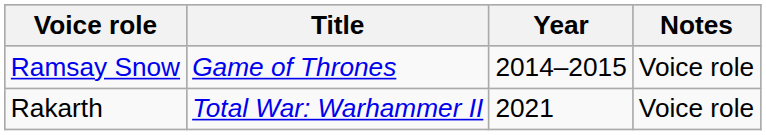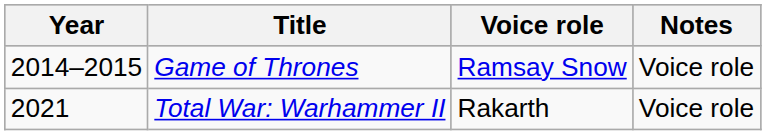columns swapped: (561, 25) <-> (95, 25)
